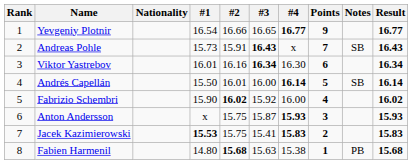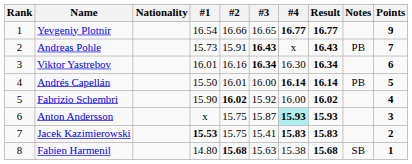columns swapped: (390, 13) <-> (325, 13)
(358, 47) SB -> (358, 47) PB
(358, 82) SB -> (358, 82) PB
(293, 116) no background -> (293, 116) paleturquoise background
(358, 151) PB -> (358, 151) SB
